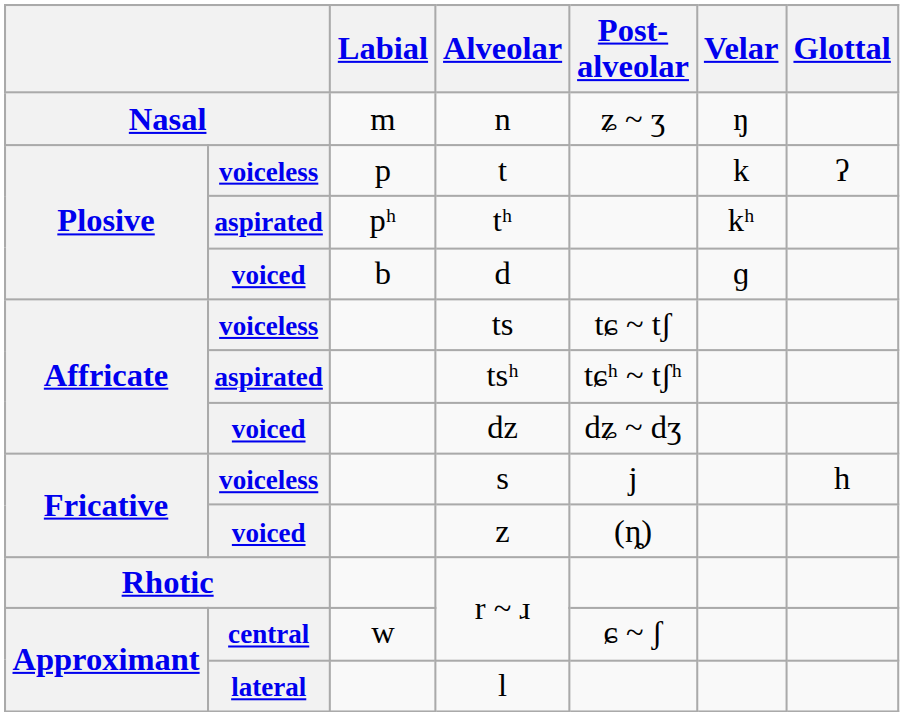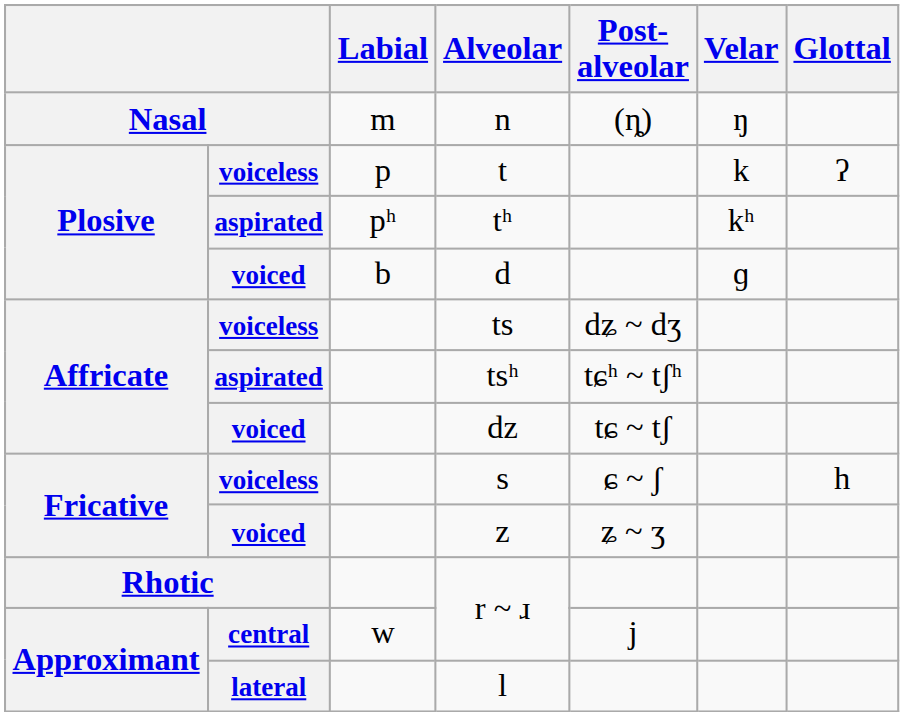(633, 118) ʑ ~ ʒ -> (633, 118) (ȵ)
(633, 324) tɕ ~ tʃ -> (633, 324) dʑ ~ dʒ
(633, 427) dʑ ~ dʒ -> (633, 427) tɕ ~ tʃ
(633, 478) j -> (633, 478) ɕ ~ ʃ
(633, 530) (ȵ) -> (633, 530) ʑ ~ ʒ
(633, 633) ɕ ~ ʃ -> (633, 633) j
